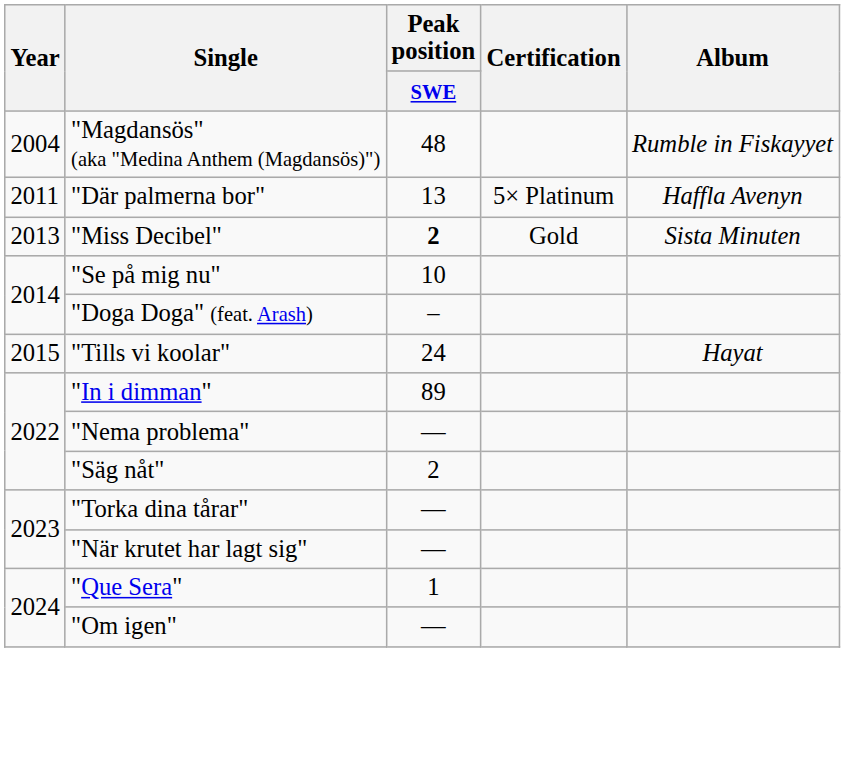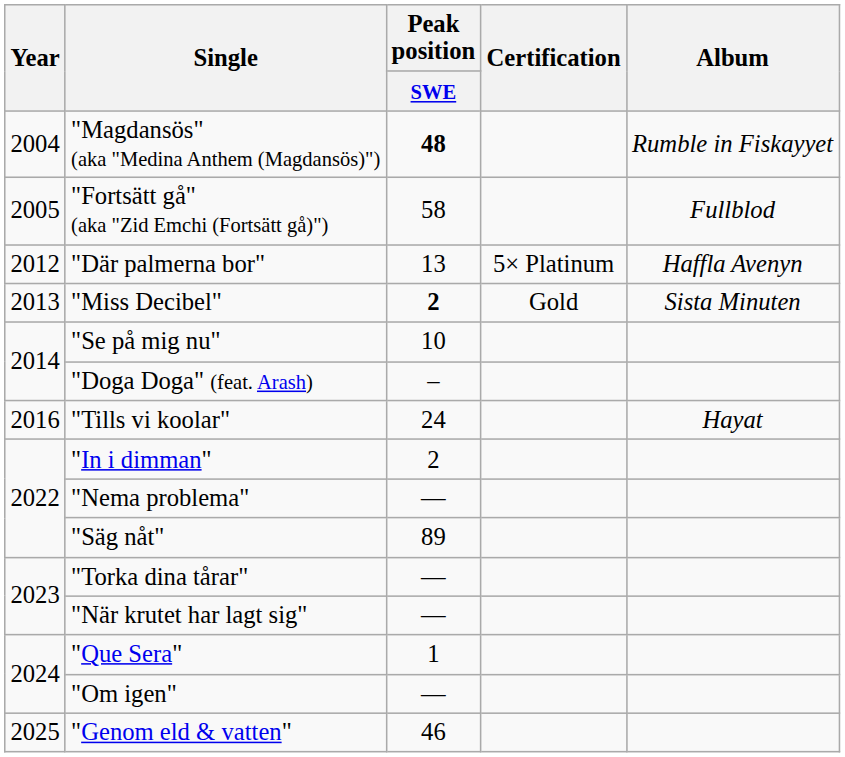(433, 143) normal -> (433, 143) bold
+ row: (200, 210)
(35, 196) 2011 -> (35, 263) 2012
(35, 353) 2015 -> (35, 419) 2016
(433, 392) 89 -> (433, 458) 2
(433, 470) 2 -> (433, 537) 89
+ row: (181, 732)
